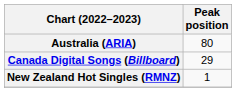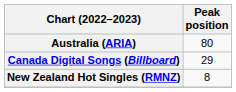(207, 78) 1 -> (207, 78) 8
